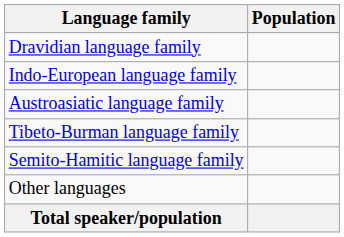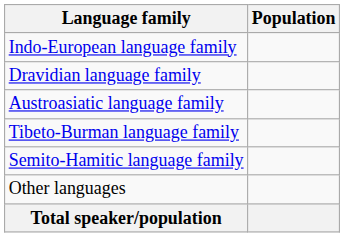rows swapped: (123, 75) <-> (105, 47)
